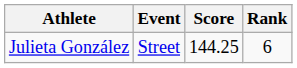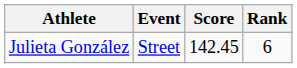(214, 48) 144.25 -> (214, 48) 142.45
